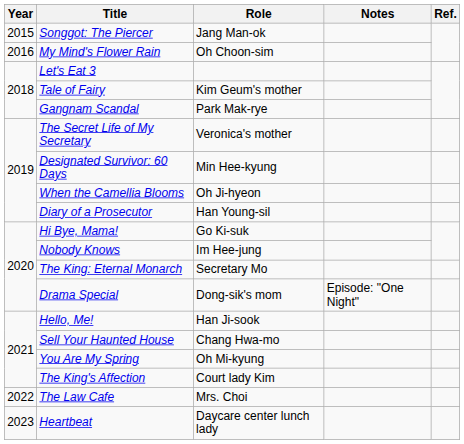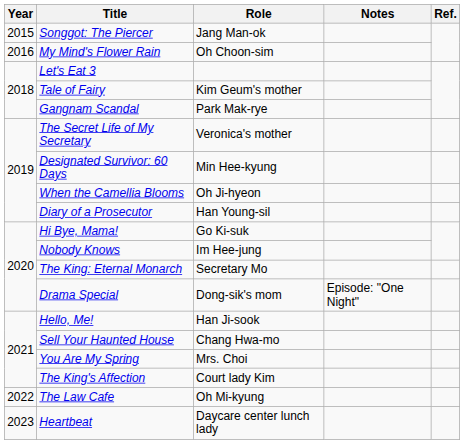(230, 359) Oh Mi-kyung -> (222, 359) Mrs. Choi
(222, 397) Mrs. Choi -> (230, 397) Oh Mi-kyung
